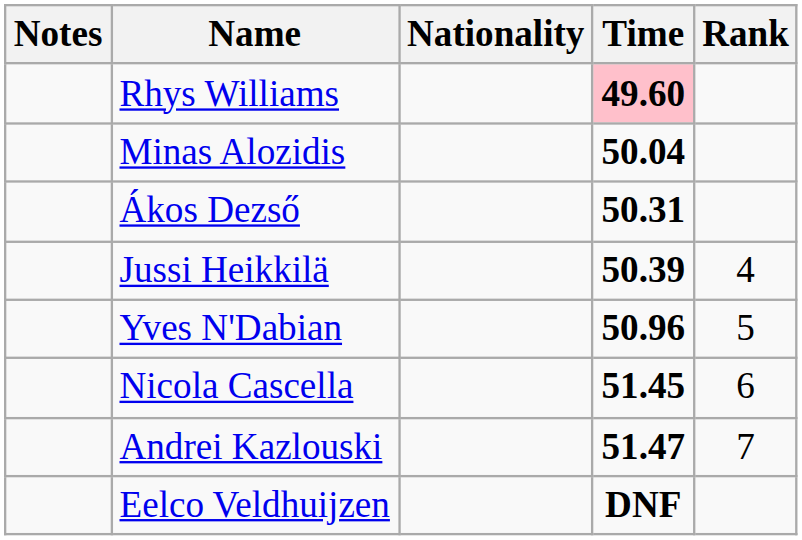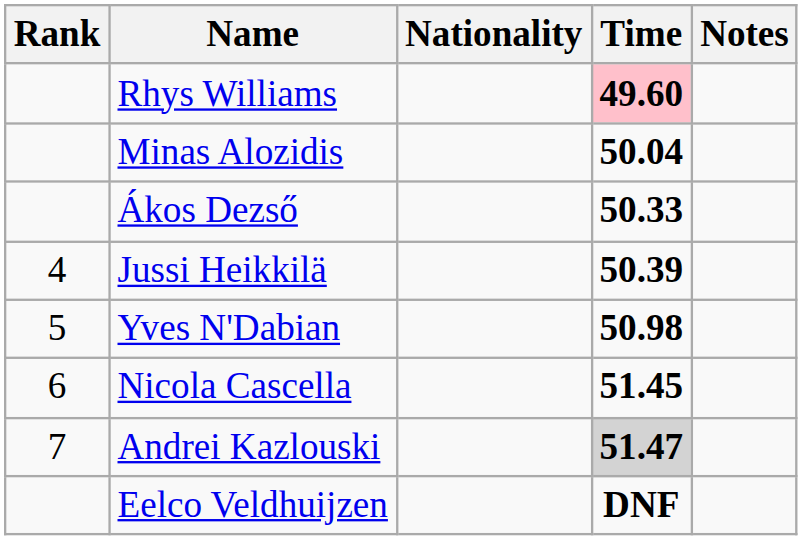columns swapped: (745, 33) <-> (58, 33)
(643, 210) 50.31 -> (641, 210) 50.33
(643, 328) 50.96 -> (641, 328) 50.98
(643, 446) no background -> (641, 446) lightgrey background
